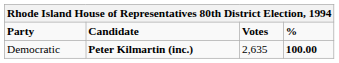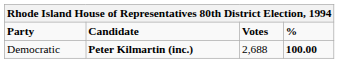(255, 49) 2,635 -> (255, 49) 2,688
